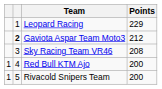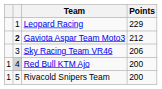(136, 50) 208 -> (136, 50) 206
(17, 64) no background -> (17, 64) lightgrey background
